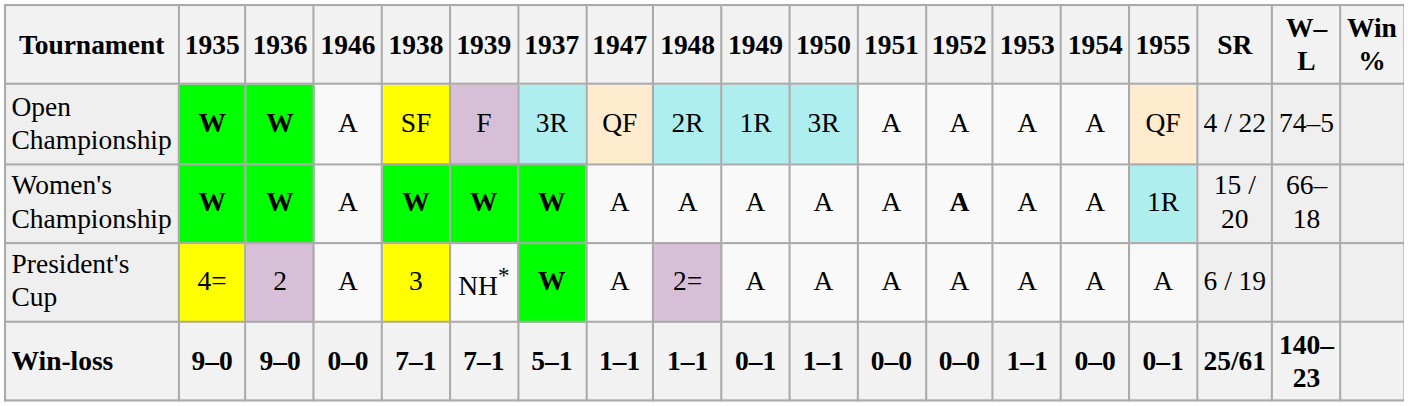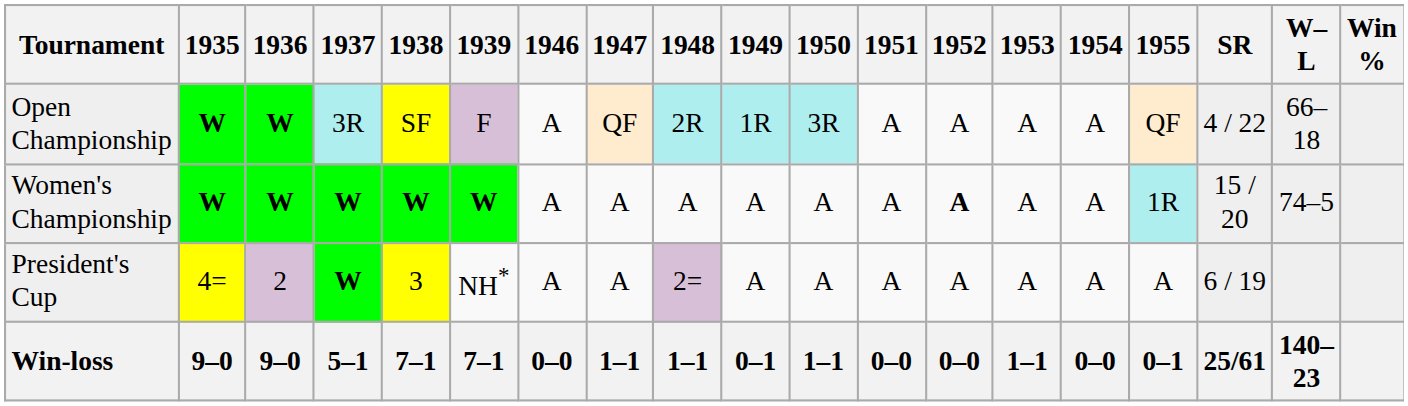columns swapped: (552, 44) <-> (348, 44)
(1307, 123) 74–5 -> (1307, 123) 66–18
(1307, 202) 66–18 -> (1307, 202) 74–5
